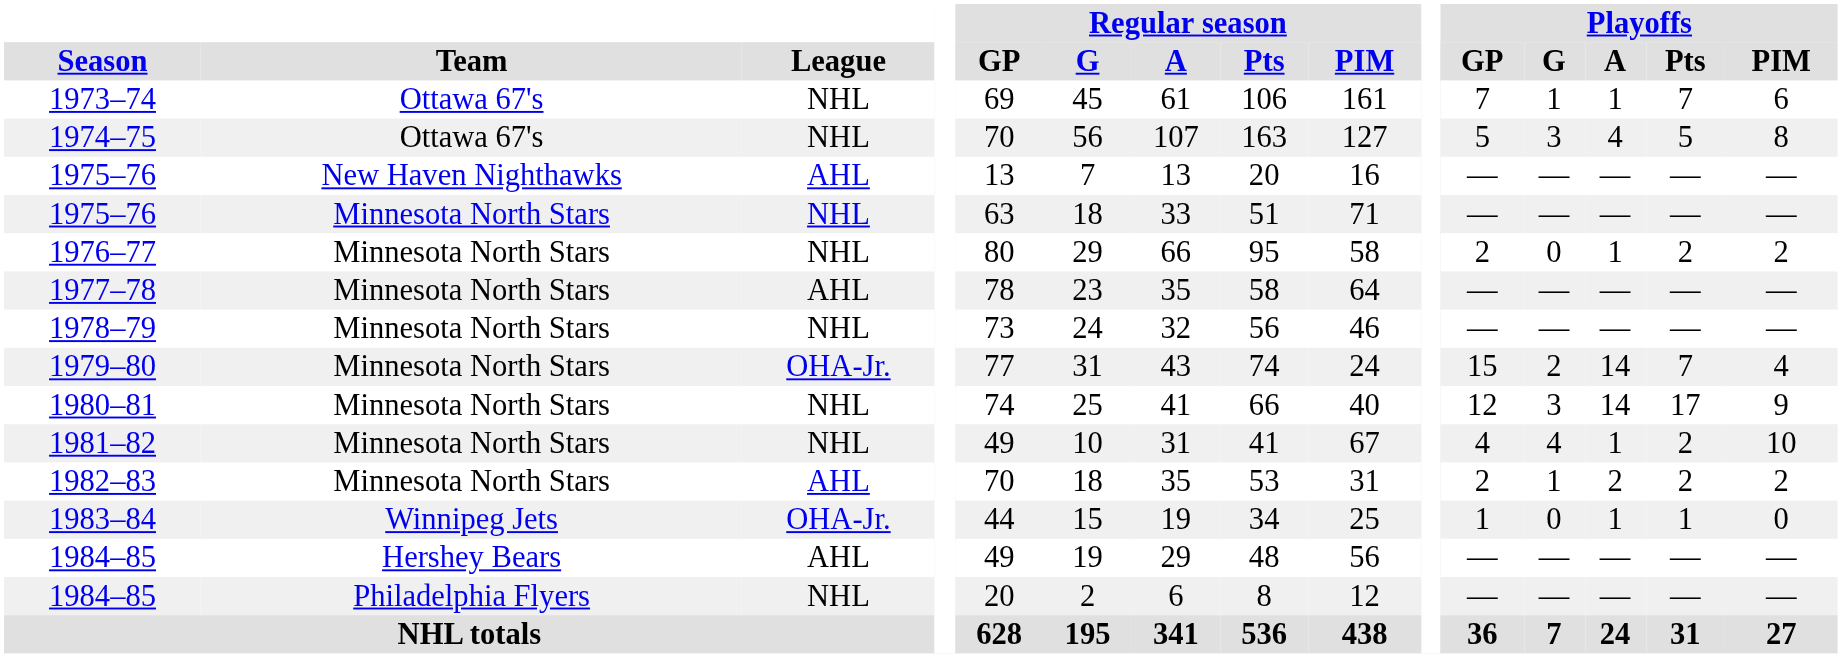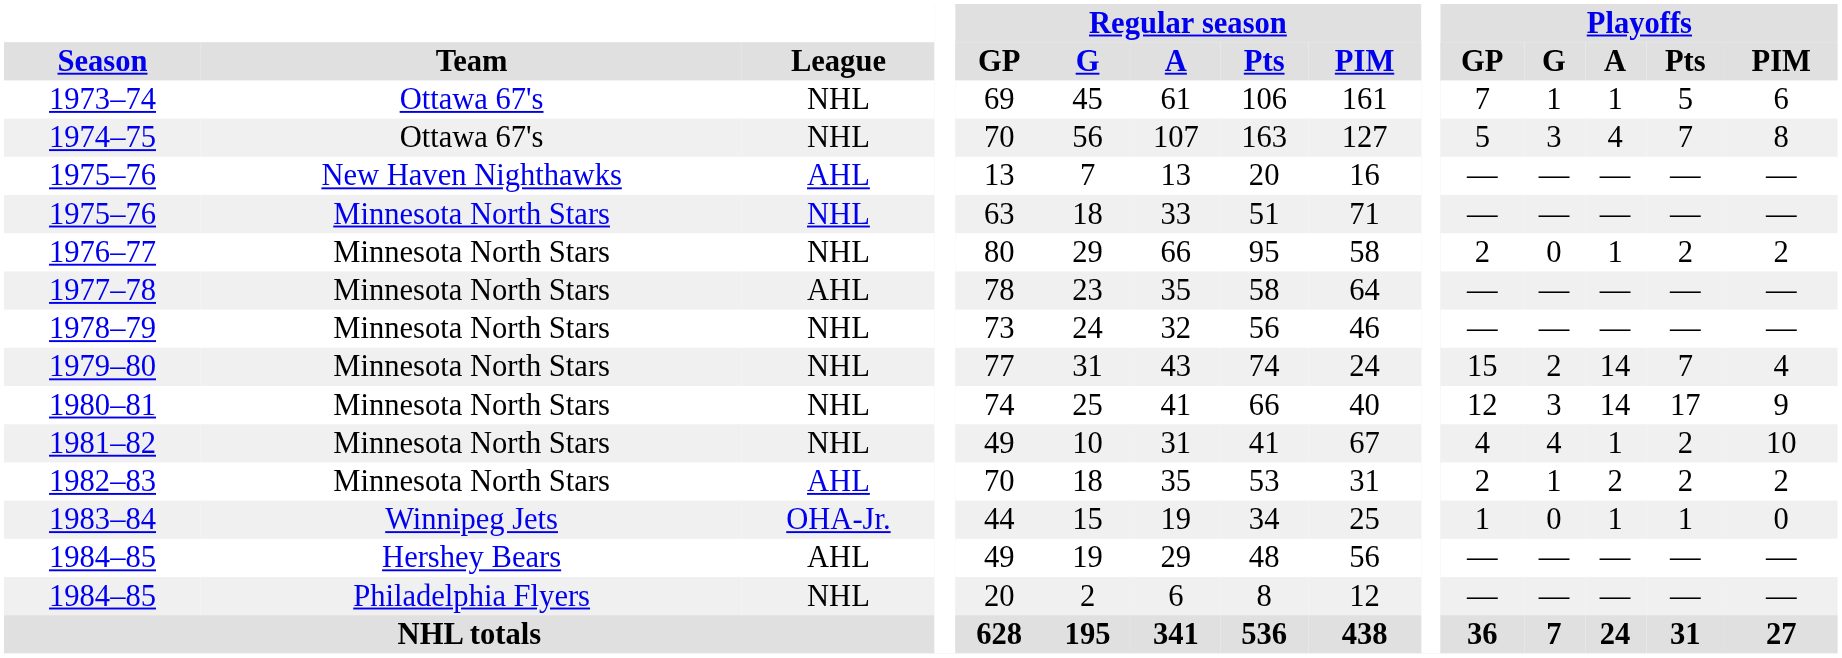(1685, 99) 7 -> (1685, 99) 5
(1685, 137) 5 -> (1685, 137) 7
(838, 366) OHA-Jr. -> (838, 366) NHL
